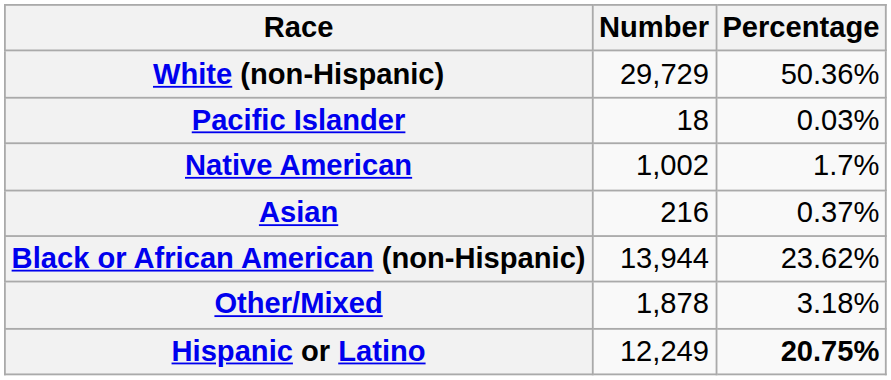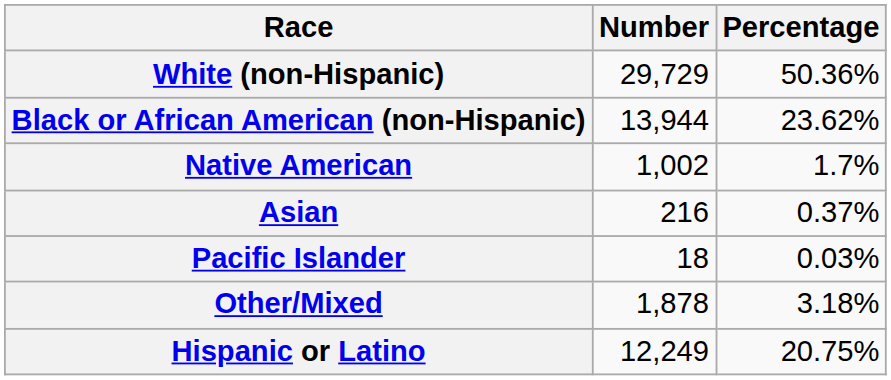rows swapped: (299, 258) <-> (299, 119)
(830, 350) bold -> (830, 350) normal
